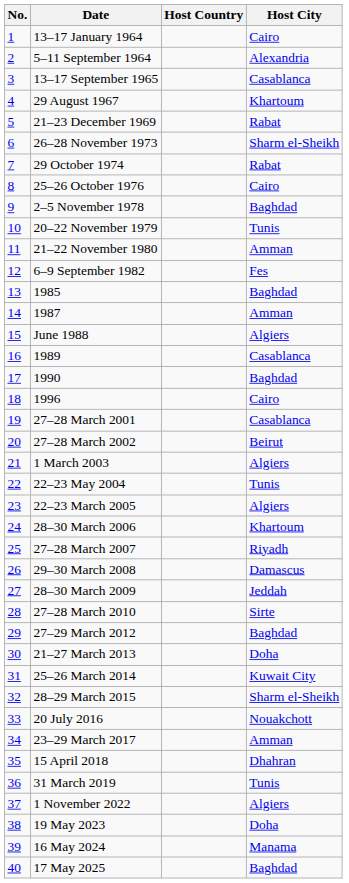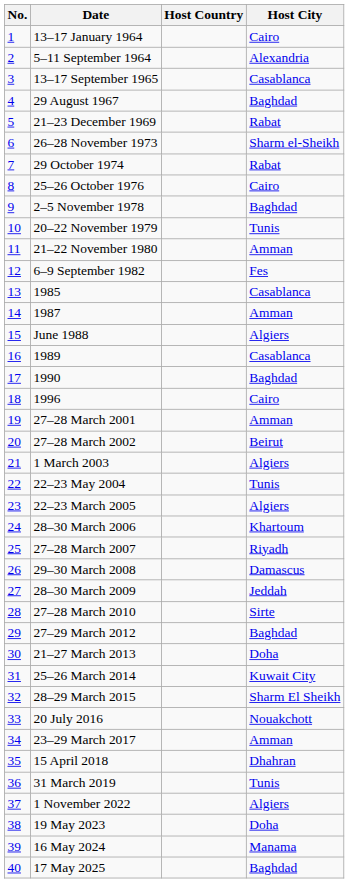(277, 100) Khartoum -> (273, 100) Baghdad
(273, 292) Baghdad -> (280, 292) Casablanca
(280, 420) Casablanca -> (271, 420) Amman
(294, 697) Sharm el-Sheikh -> (295, 697) Sharm El Sheikh
